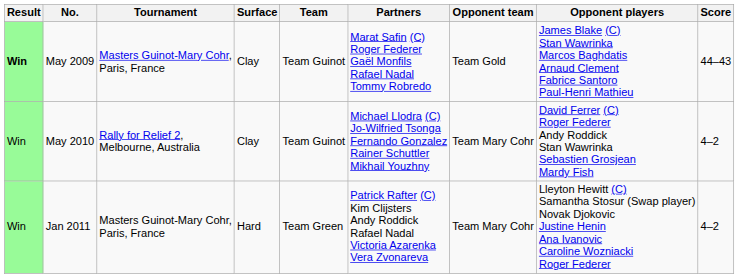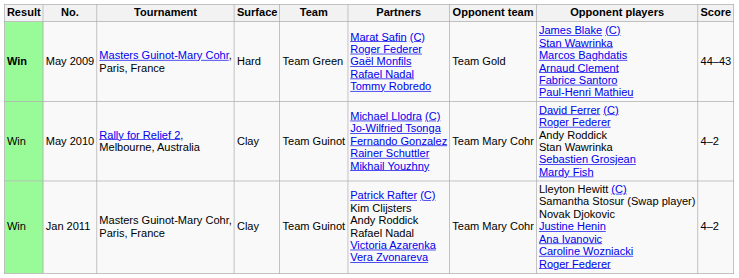(248, 61) Clay -> (249, 61) Hard
(314, 61) Team Guinot -> (313, 61) Team Green
(249, 227) Hard -> (248, 227) Clay
(313, 227) Team Green -> (314, 227) Team Guinot
